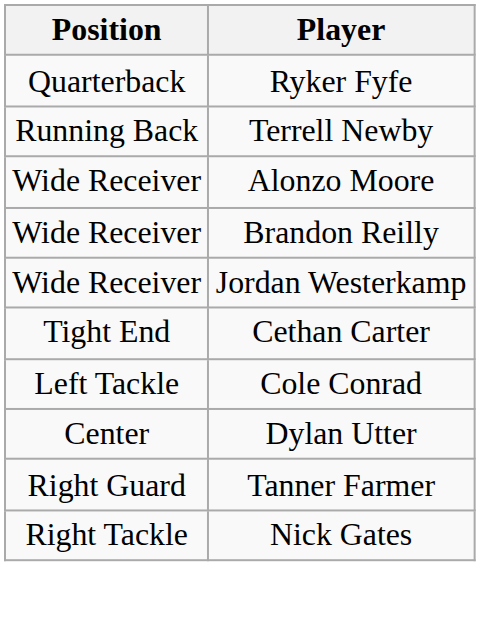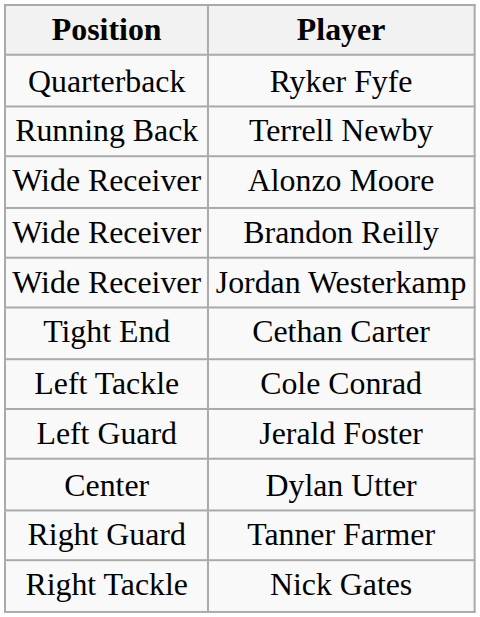+ row: (341, 433)
